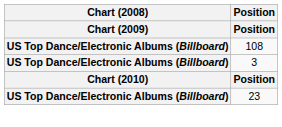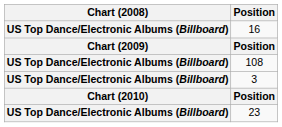+ row: (254, 29)
